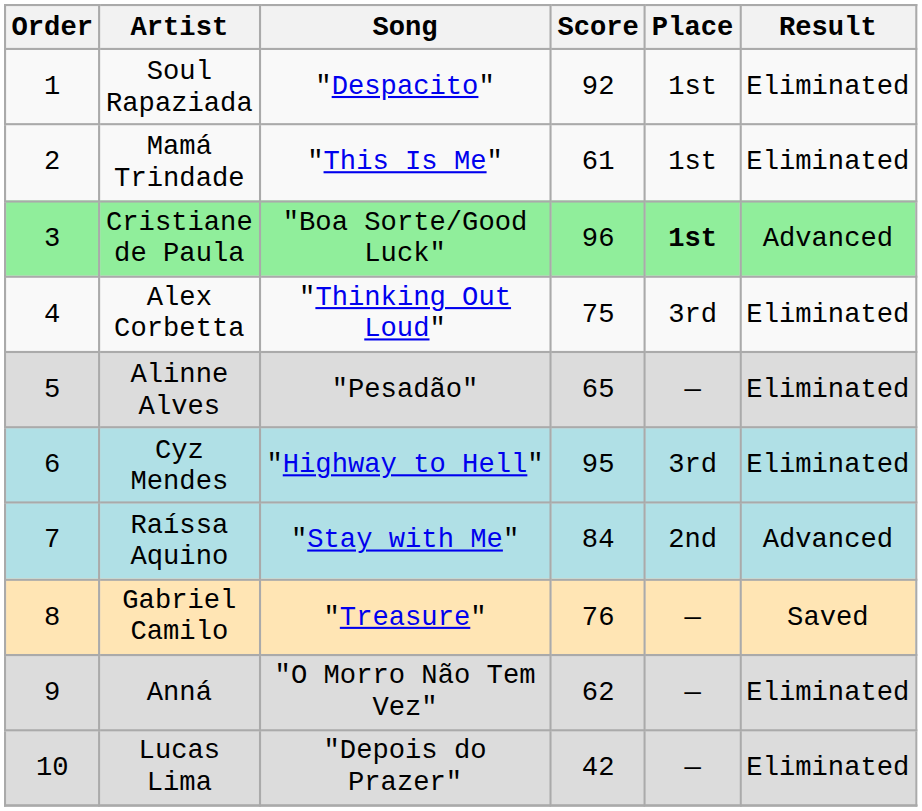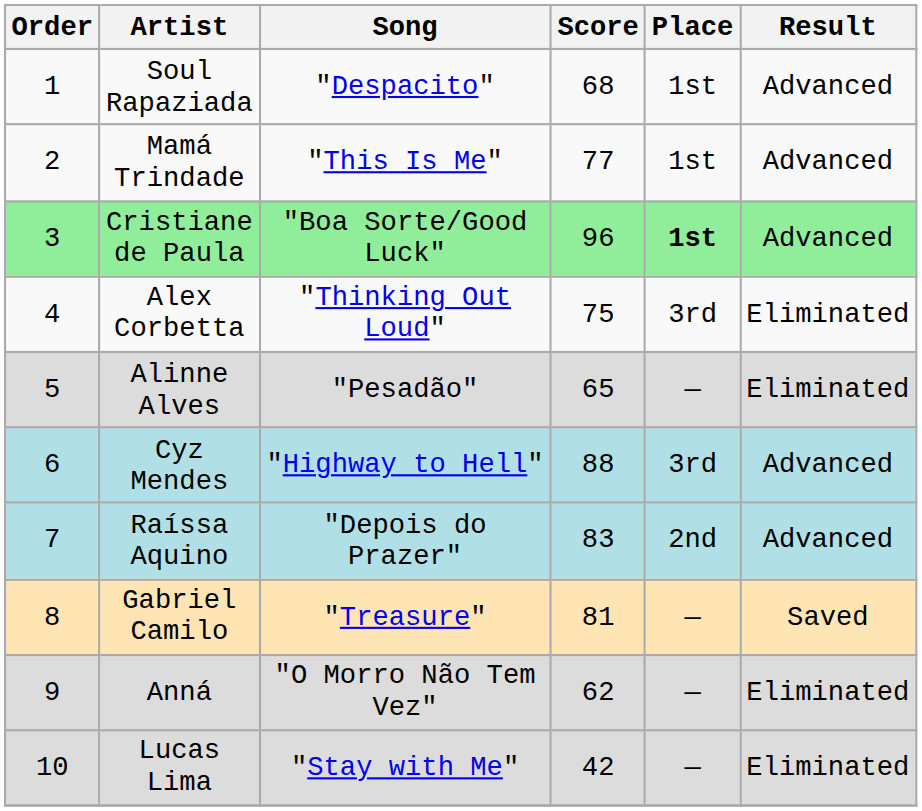(598, 87) 92 -> (598, 87) 68
(828, 87) Eliminated -> (828, 87) Advanced
(598, 163) 61 -> (598, 163) 77
(828, 163) Eliminated -> (828, 163) Advanced
(598, 465) 95 -> (598, 465) 88
(828, 465) Eliminated -> (828, 465) Advanced
(405, 541) "Stay with Me" -> (405, 541) "Depois do Prazer"
(598, 541) 84 -> (598, 541) 83
(598, 617) 76 -> (598, 617) 81
(405, 768) "Depois do Prazer" -> (405, 768) "Stay with Me"
